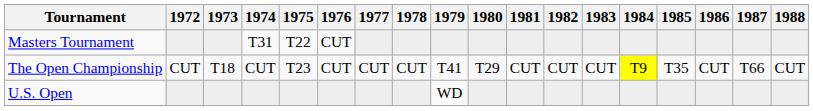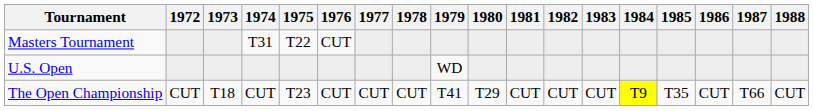rows swapped: (40, 93) <-> (85, 67)
